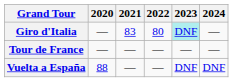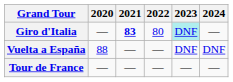(130, 31) normal -> (130, 31) bold
rows swapped: (46, 49) <-> (46, 67)
